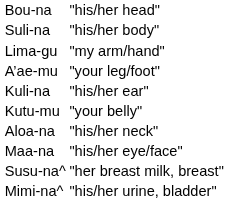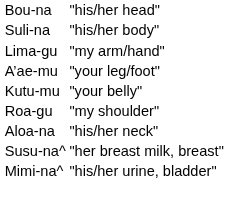- row: (27, 91)
+ row: (29, 111)
- row: (29, 151)
